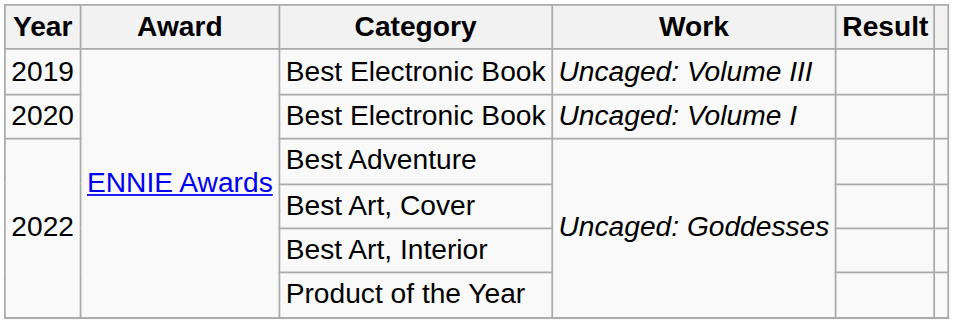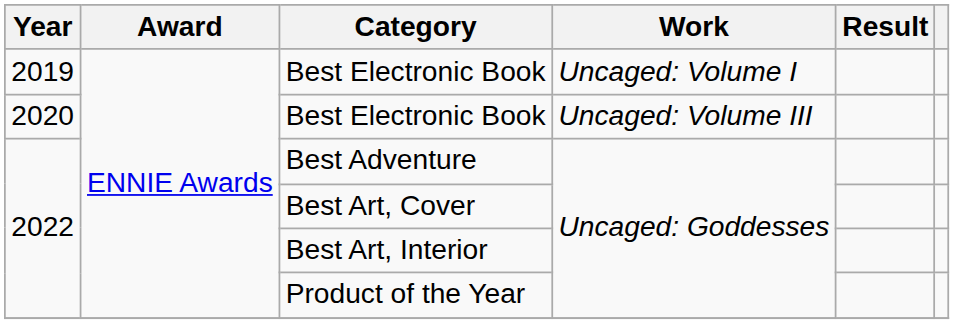(686, 71) Uncaged: Volume III -> (678, 71) Uncaged: Volume I
(678, 116) Uncaged: Volume I -> (686, 116) Uncaged: Volume III
